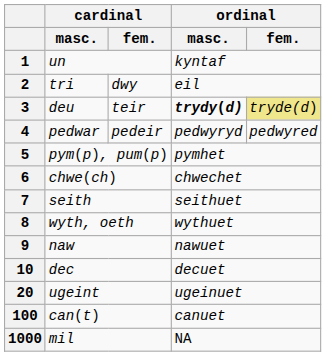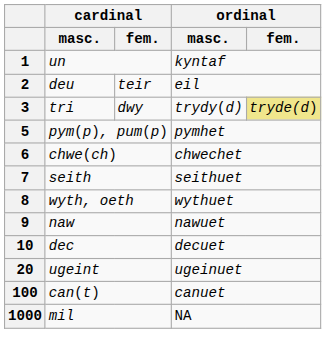(61, 85) tri -> (61, 85) deu
(124, 85) dwy -> (135, 85) teir
(61, 108) deu -> (61, 108) tri
(129, 108) teir -> (130, 108) dwy
(209, 108) bold -> (209, 108) normal
- row: (25, 132)
